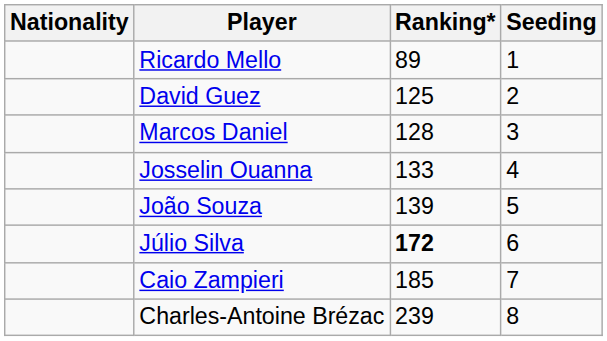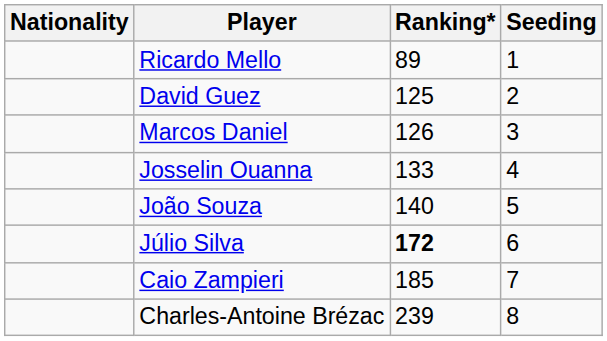(414, 133) 128 -> (414, 133) 126
(414, 206) 139 -> (414, 206) 140
